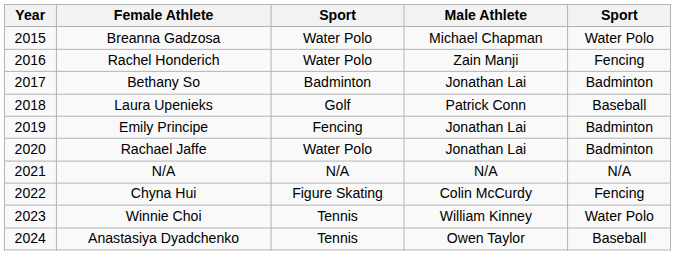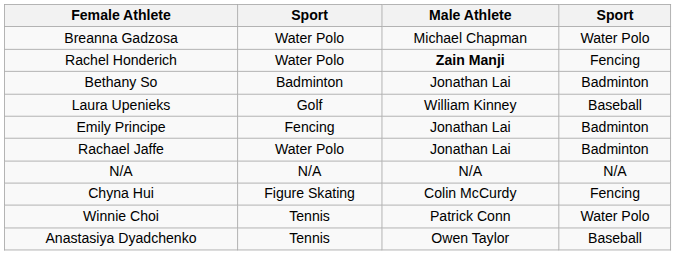- column: (30, 15)
(486, 60) normal -> (470, 60) bold
(486, 104) Patrick Conn -> (470, 104) William Kinney
(486, 216) William Kinney -> (470, 216) Patrick Conn
